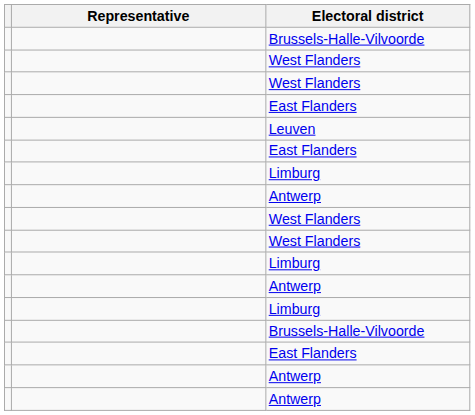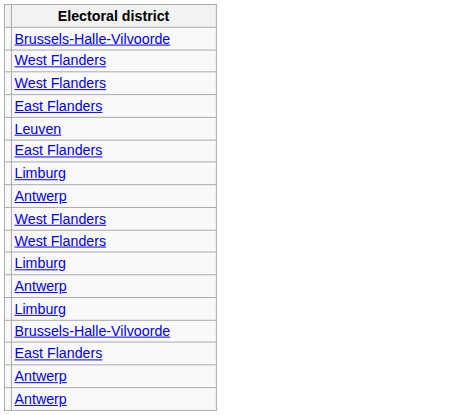- column: (138, 16)
